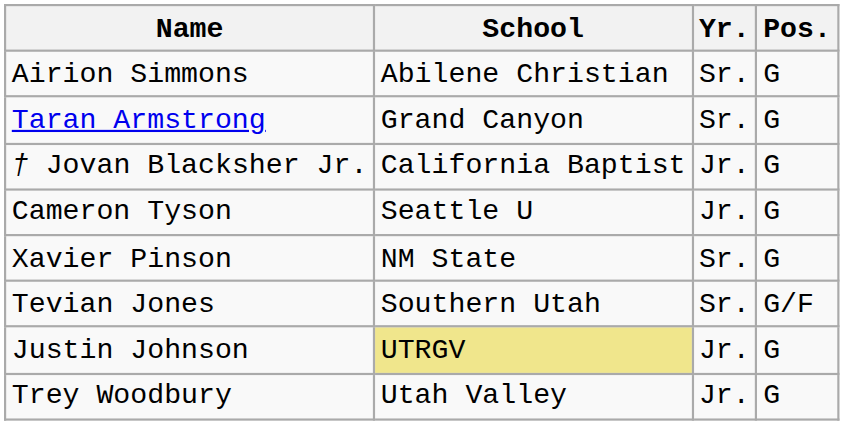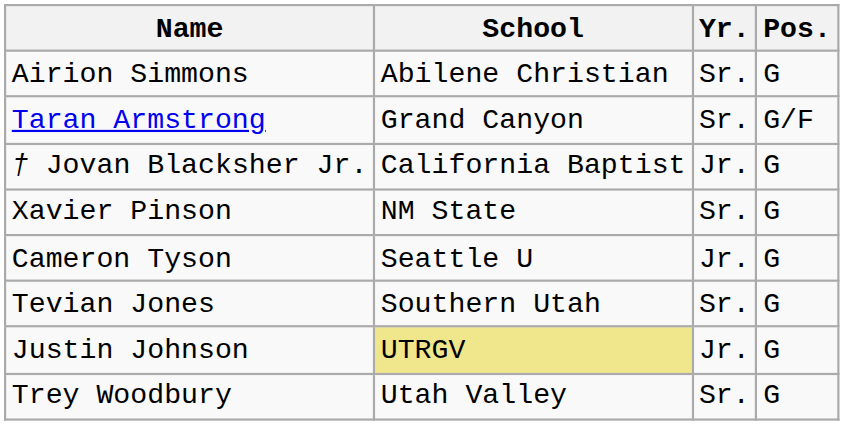(772, 120) G -> (789, 120) G/F
rows swapped: (122, 258) <-> (122, 212)
(789, 304) G/F -> (772, 304) G
(724, 396) Jr. -> (724, 396) Sr.
